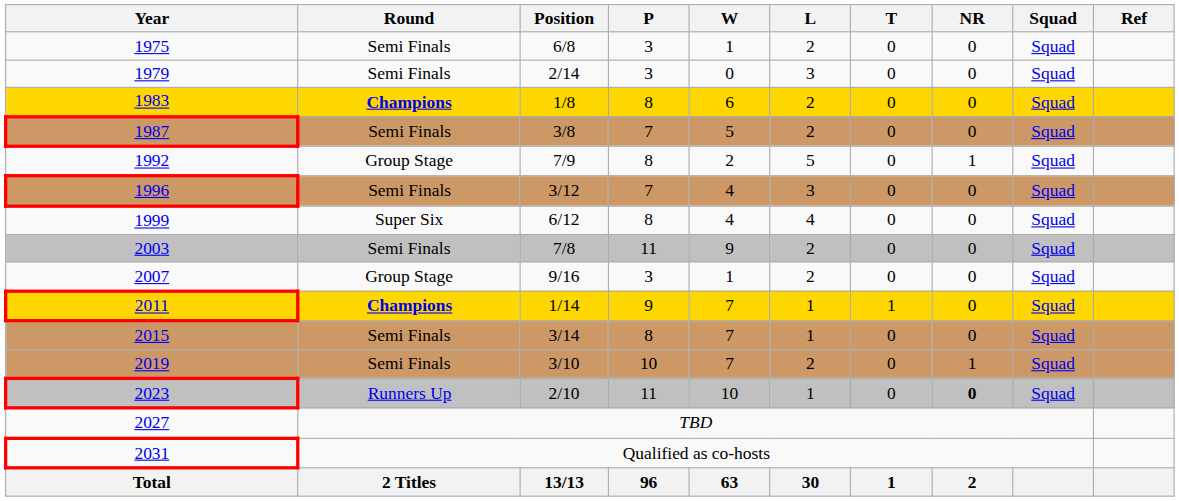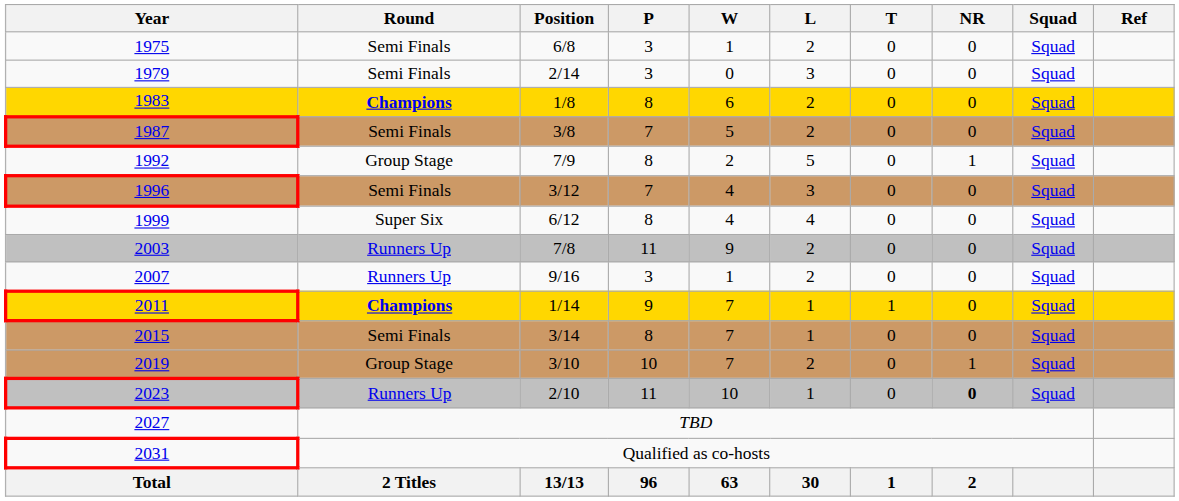(409, 248) Semi Finals -> (409, 248) Runners Up
(409, 276) Group Stage -> (409, 276) Runners Up
(409, 363) Semi Finals -> (409, 363) Group Stage
